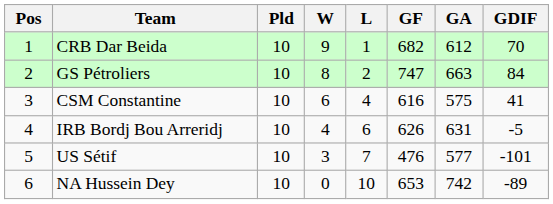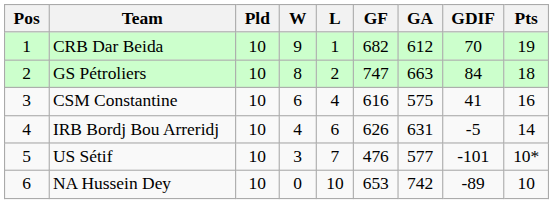+ column: (526, 18)
